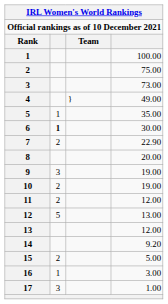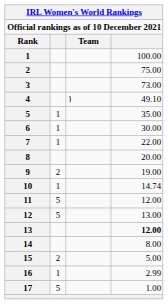(151, 99) 49.00 -> (151, 99) 49.10
(58, 128) bold -> (58, 128) normal
(58, 142) 2 -> (58, 142) 1
(151, 142) 22.90 -> (151, 142) 22.00
(58, 171) 3 -> (58, 171) 2
(58, 186) 2 -> (58, 186) 1
(151, 186) 19.00 -> (151, 186) 14.74
(58, 200) 2 -> (58, 200) 5
(151, 229) normal -> (151, 229) bold
(153, 244) 9.20 -> (153, 244) 8.00
(153, 273) 3.00 -> (153, 273) 2.99
(58, 287) 3 -> (58, 287) 5
